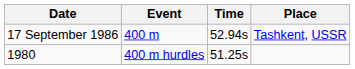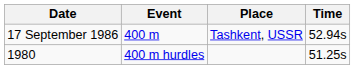columns swapped: (229, 14) <-> (300, 14)
